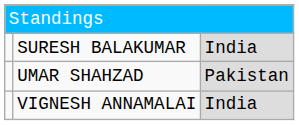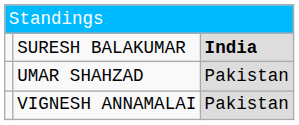(231, 48) normal -> (231, 48) bold
(231, 105) India -> (247, 105) Pakistan
